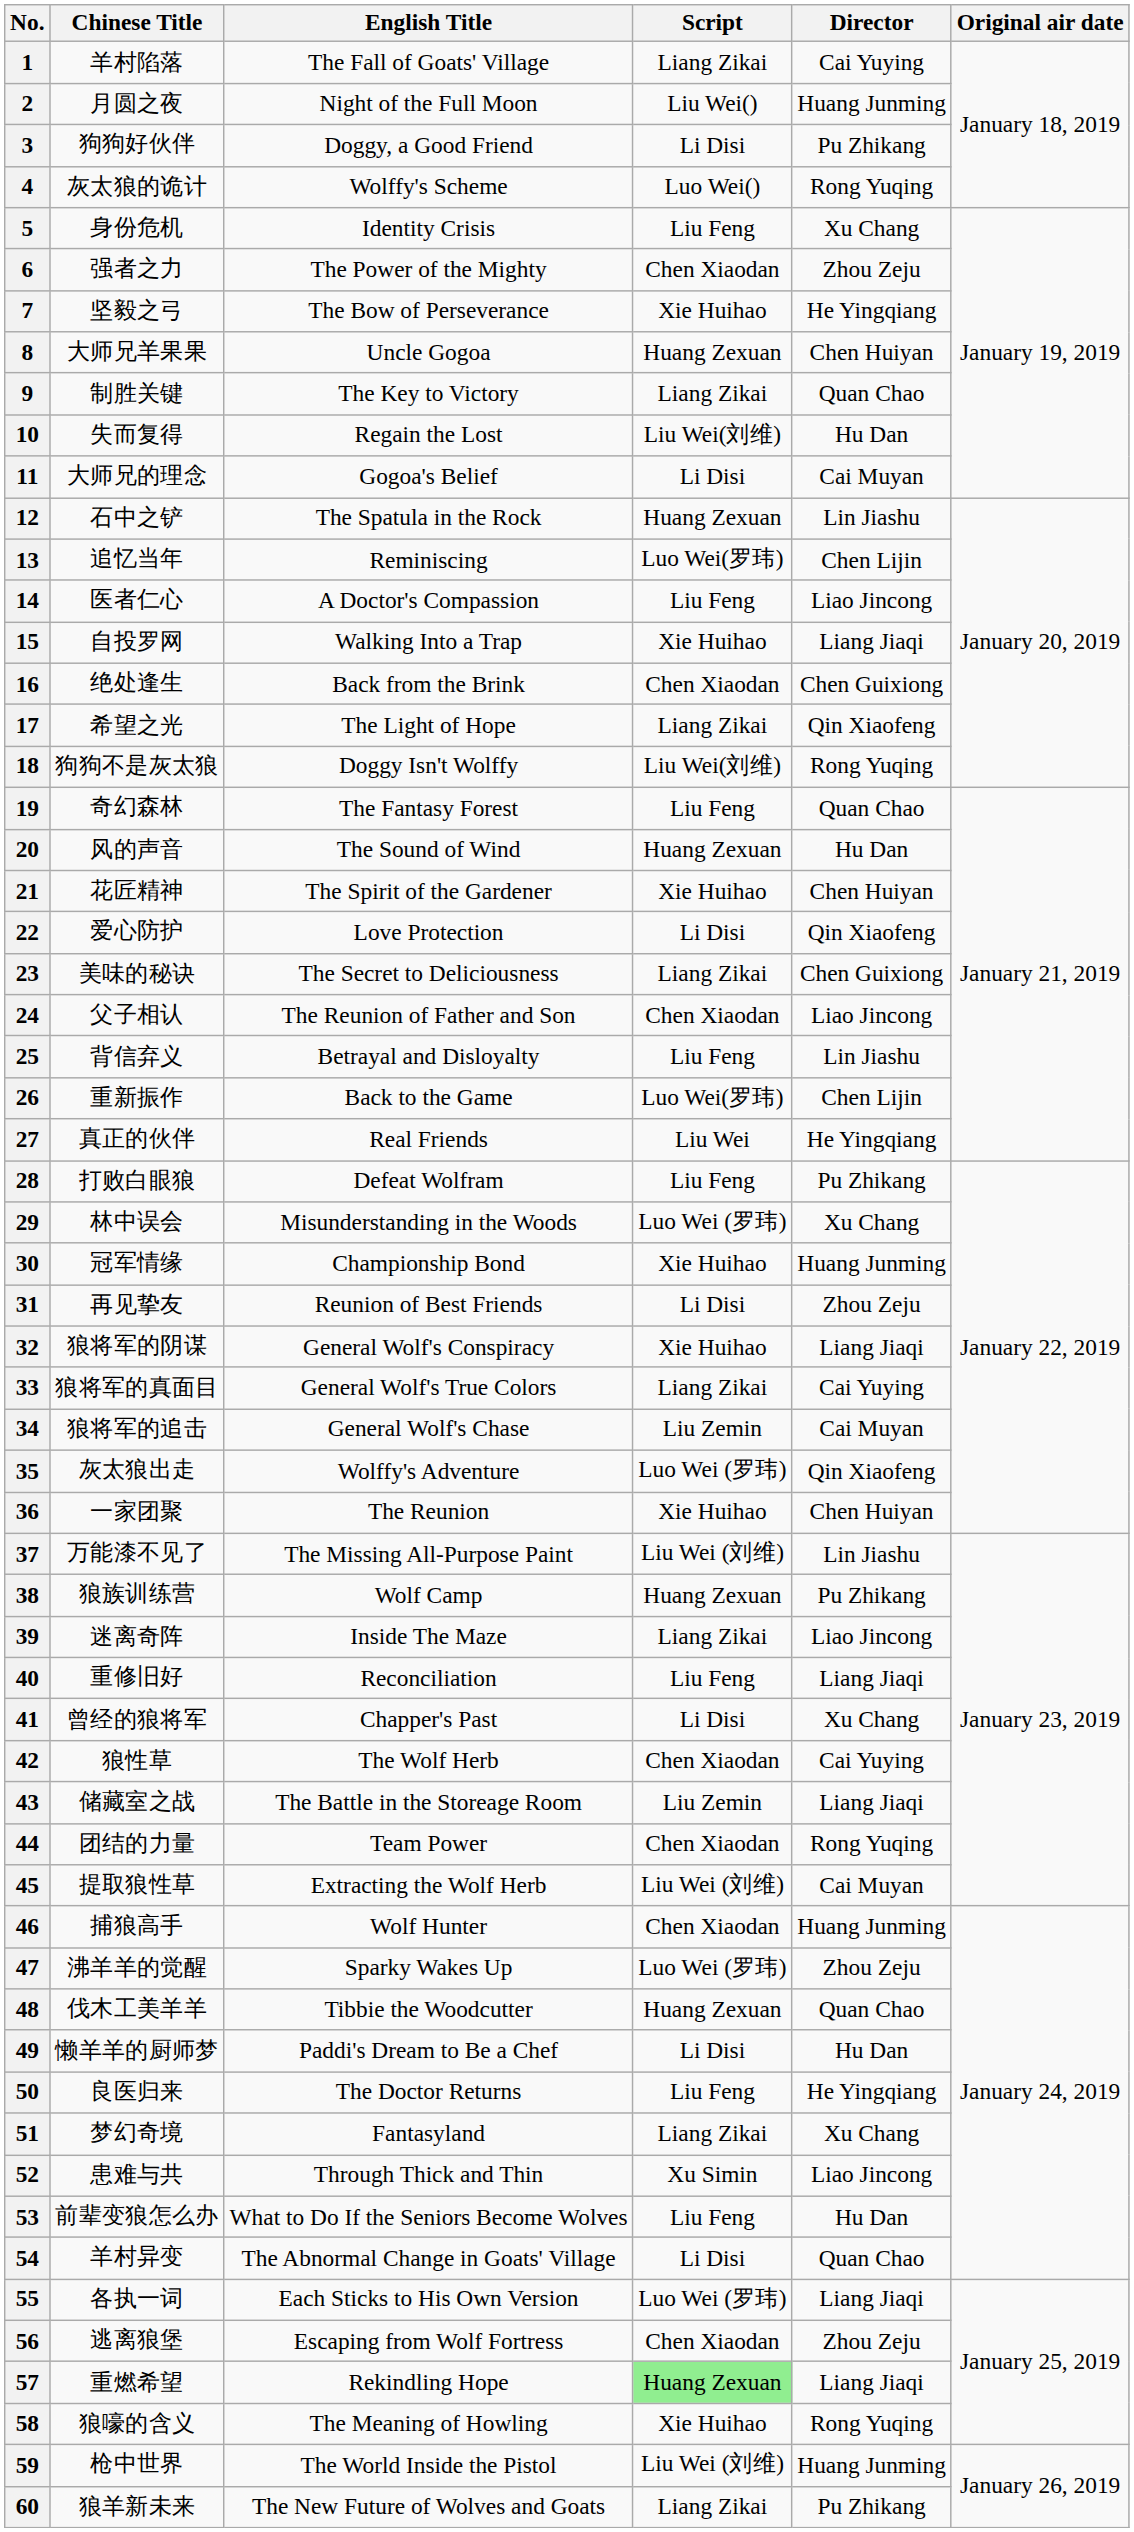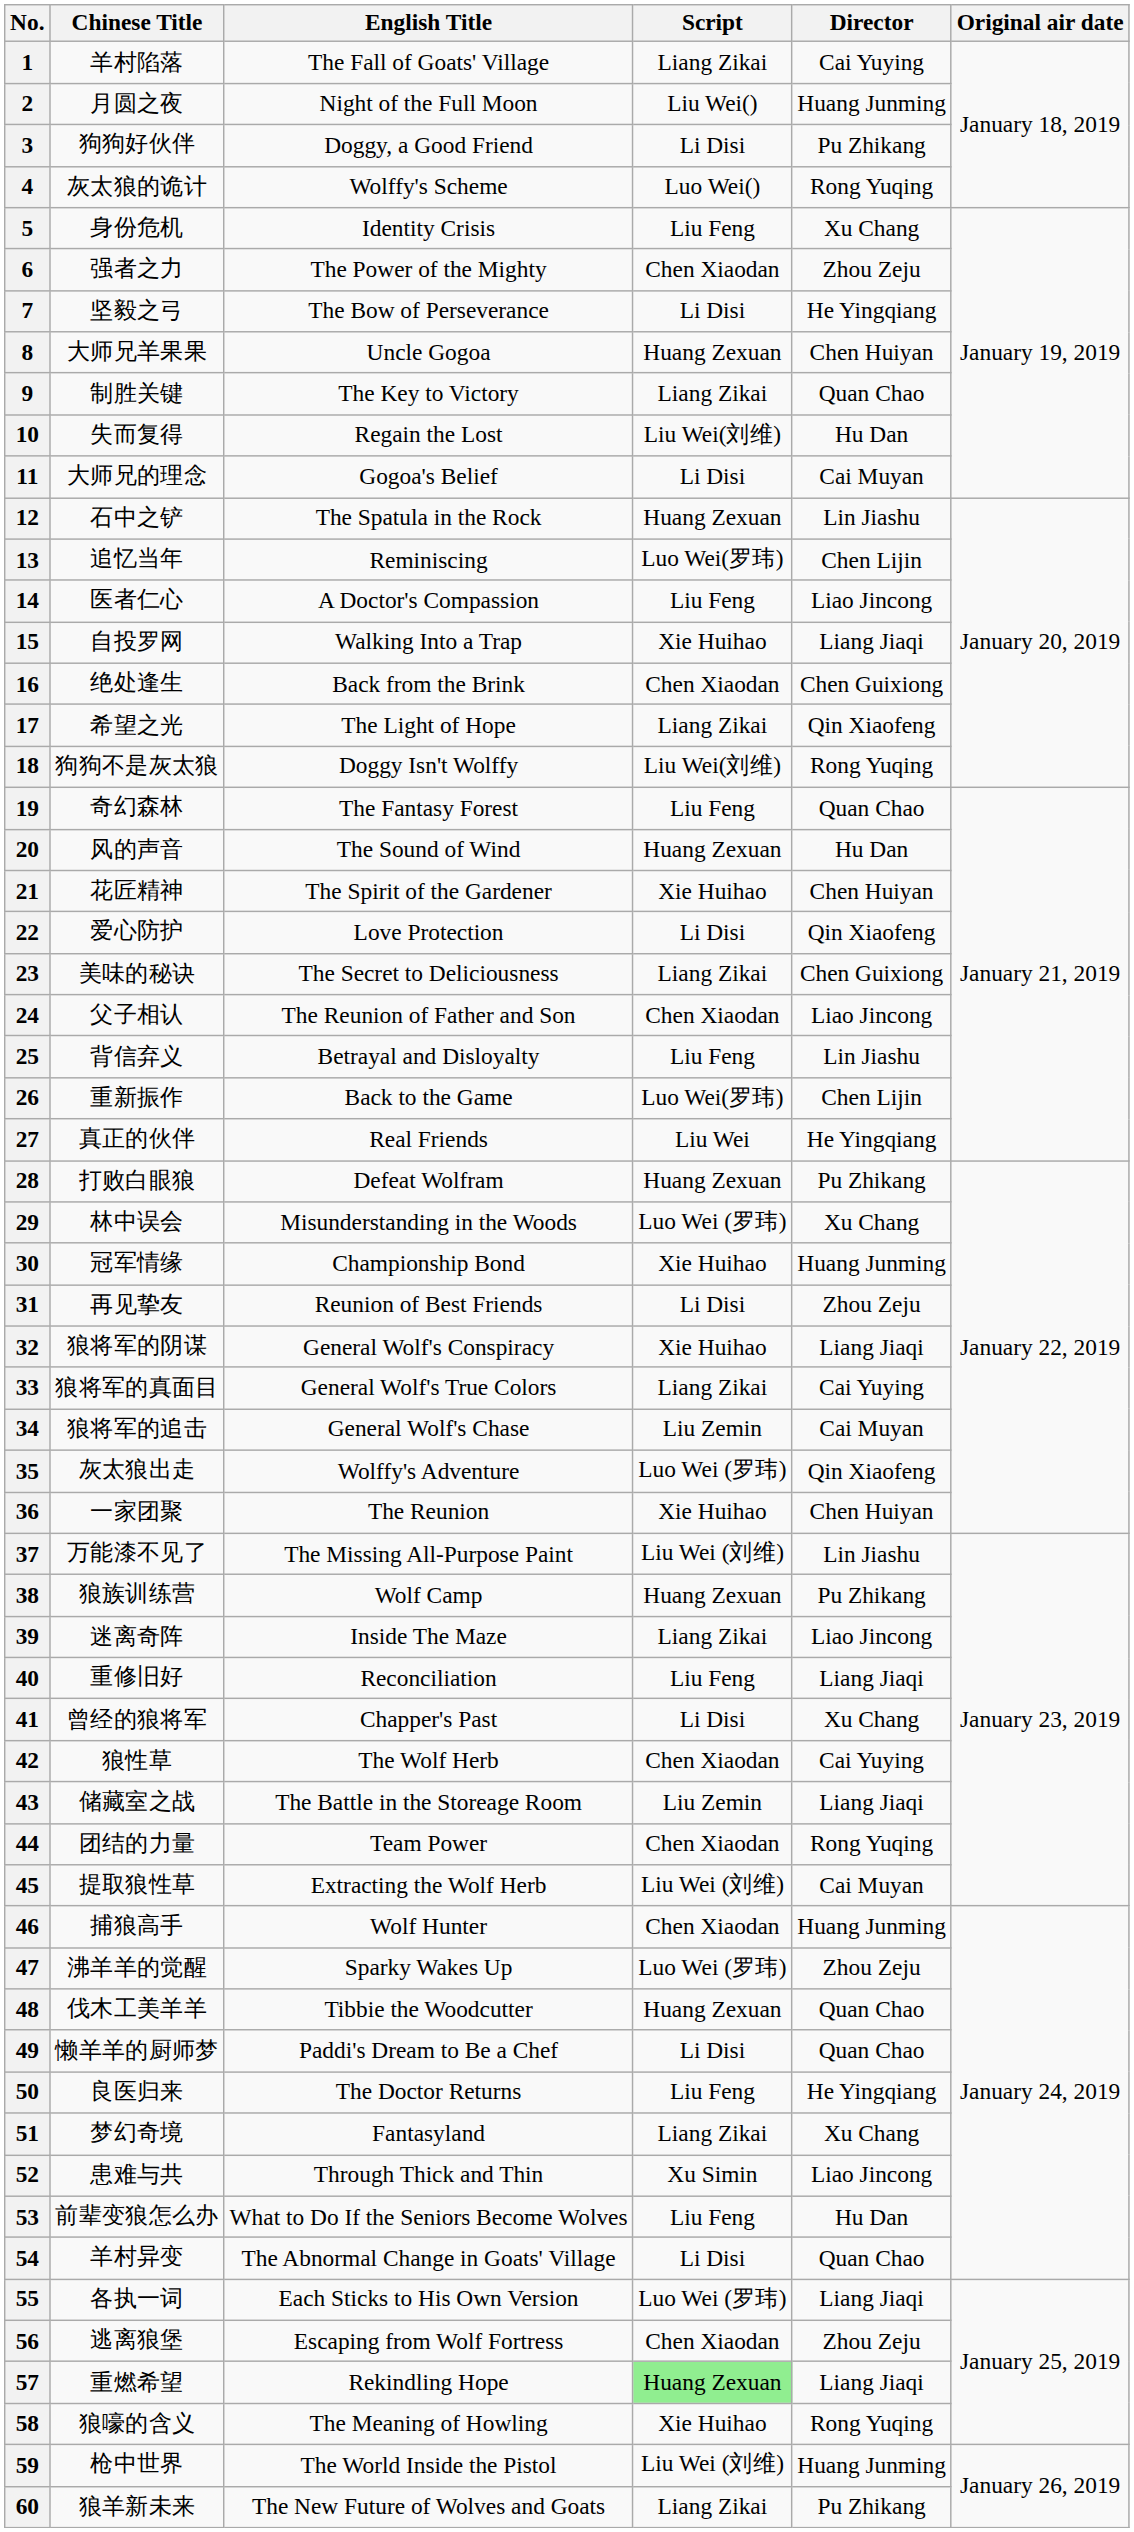(712, 310) Xie Huihao -> (712, 310) Li Disi
(712, 1180) Liu Feng -> (712, 1180) Huang Zexuan
(872, 2050) Hu Dan -> (872, 2050) Quan Chao
